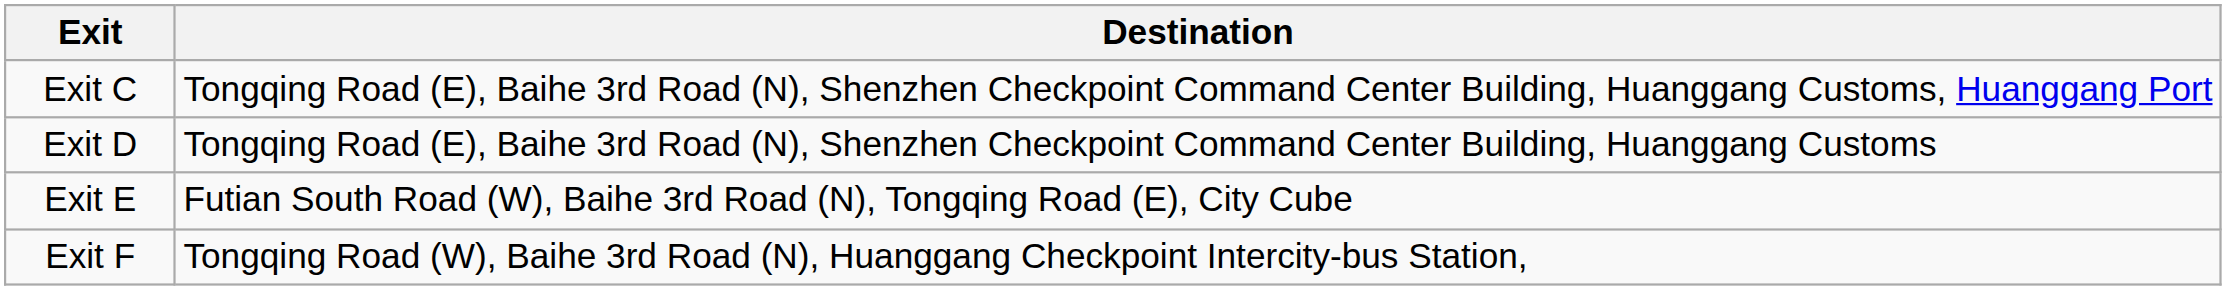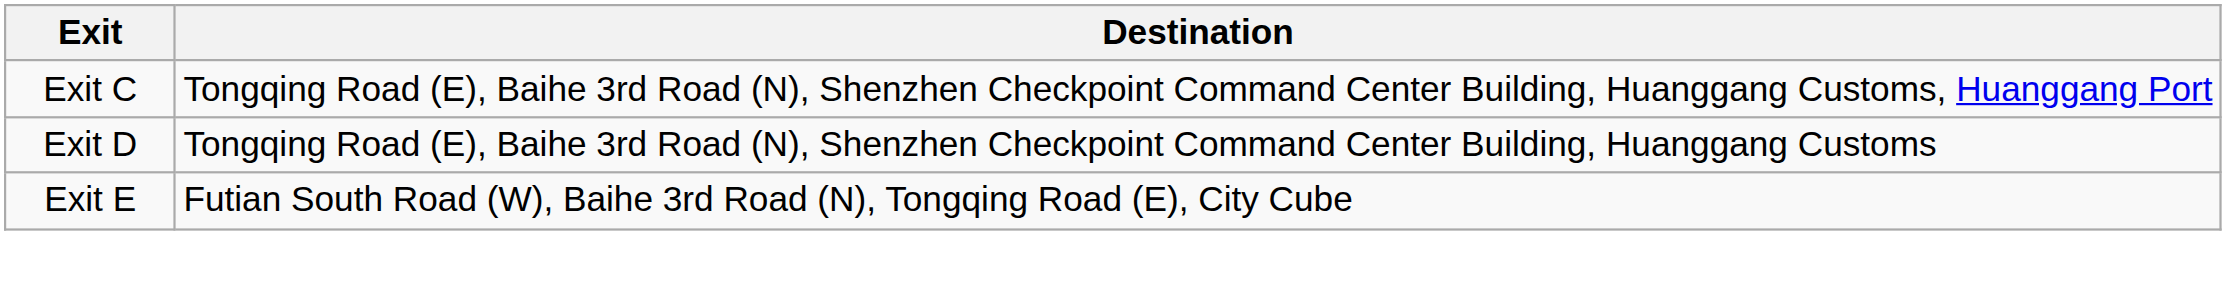- row: (90, 255)
